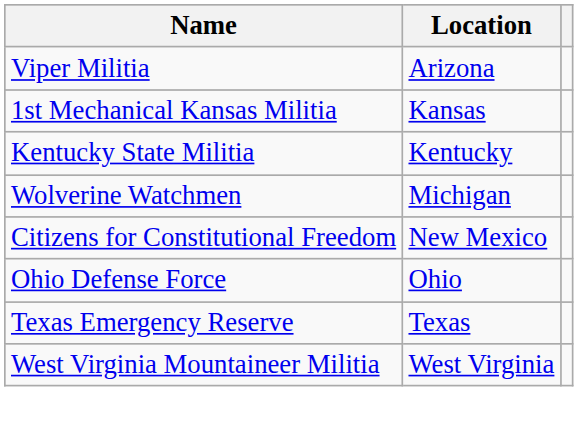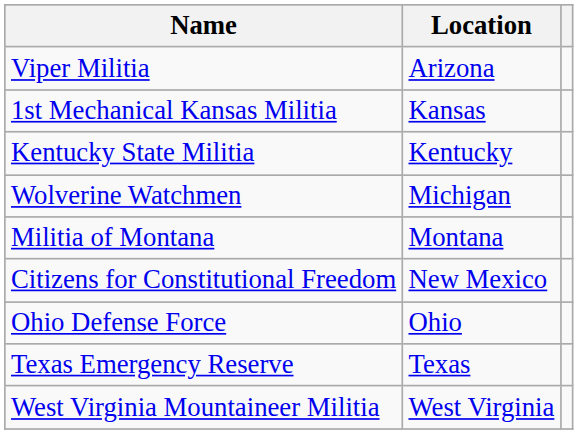+ row: (113, 237)
